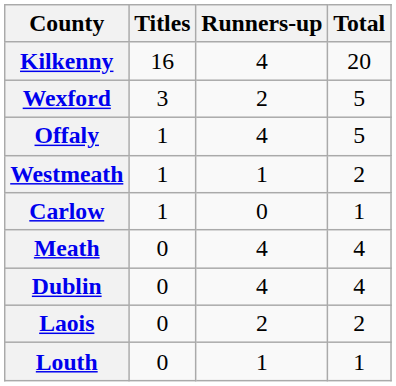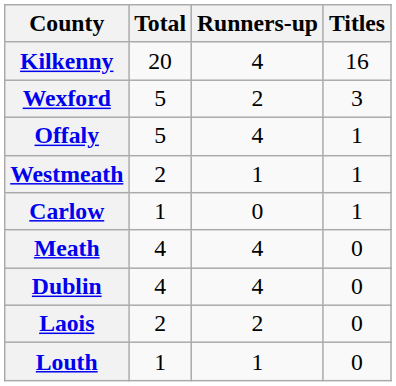columns swapped: (162, 23) <-> (359, 23)
